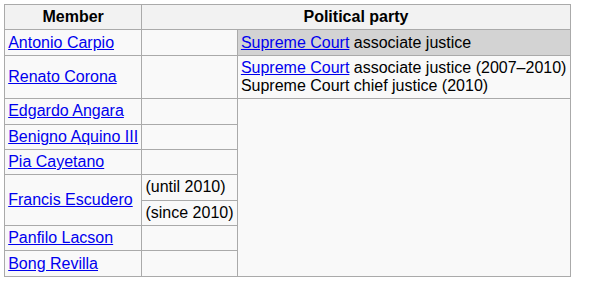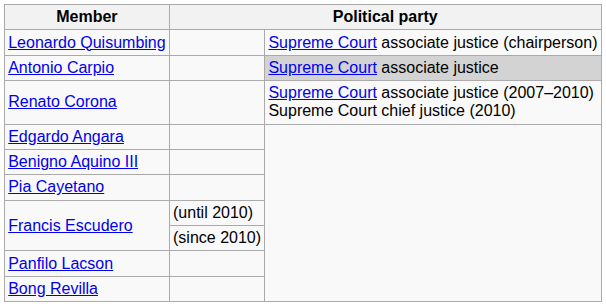+ row: (87, 42)
